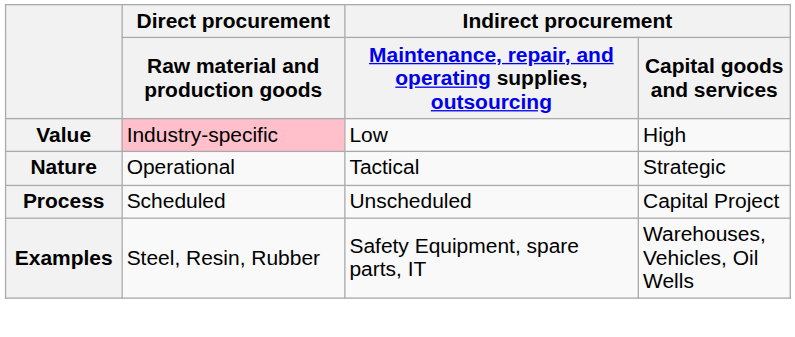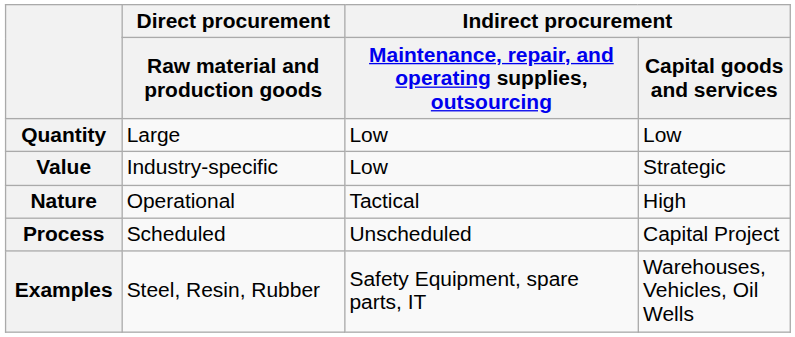+ row: (64, 134)
(202, 134) pink background -> (202, 168) no background
(665, 134) High -> (684, 168) Strategic
(684, 168) Strategic -> (665, 201) High
